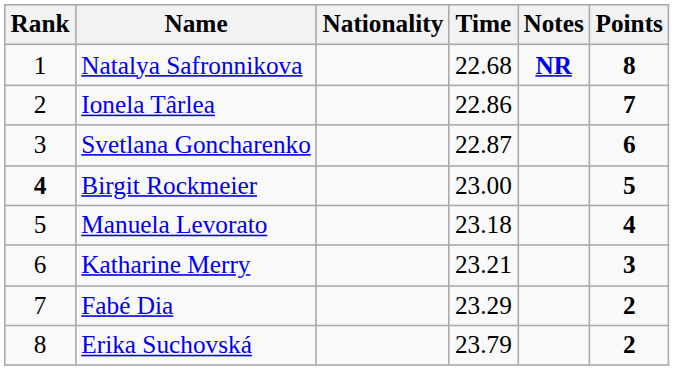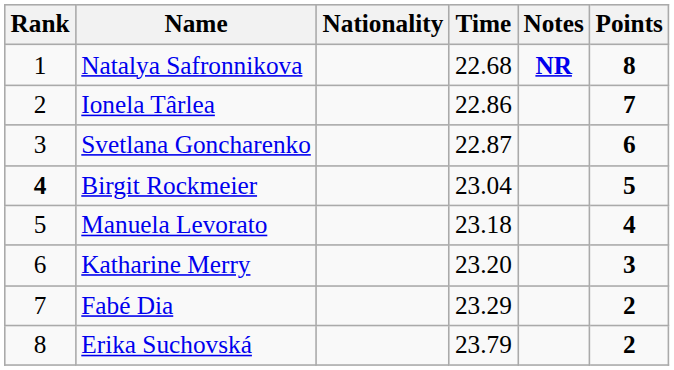(483, 184) 23.00 -> (483, 184) 23.04
(483, 265) 23.21 -> (483, 265) 23.20
